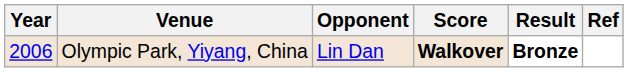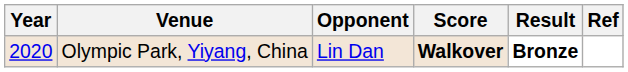(31, 51) 2006 -> (31, 51) 2020
